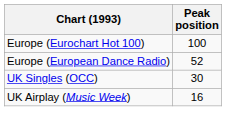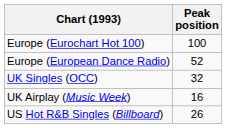(197, 79) 30 -> (197, 79) 32
+ row: (85, 114)
